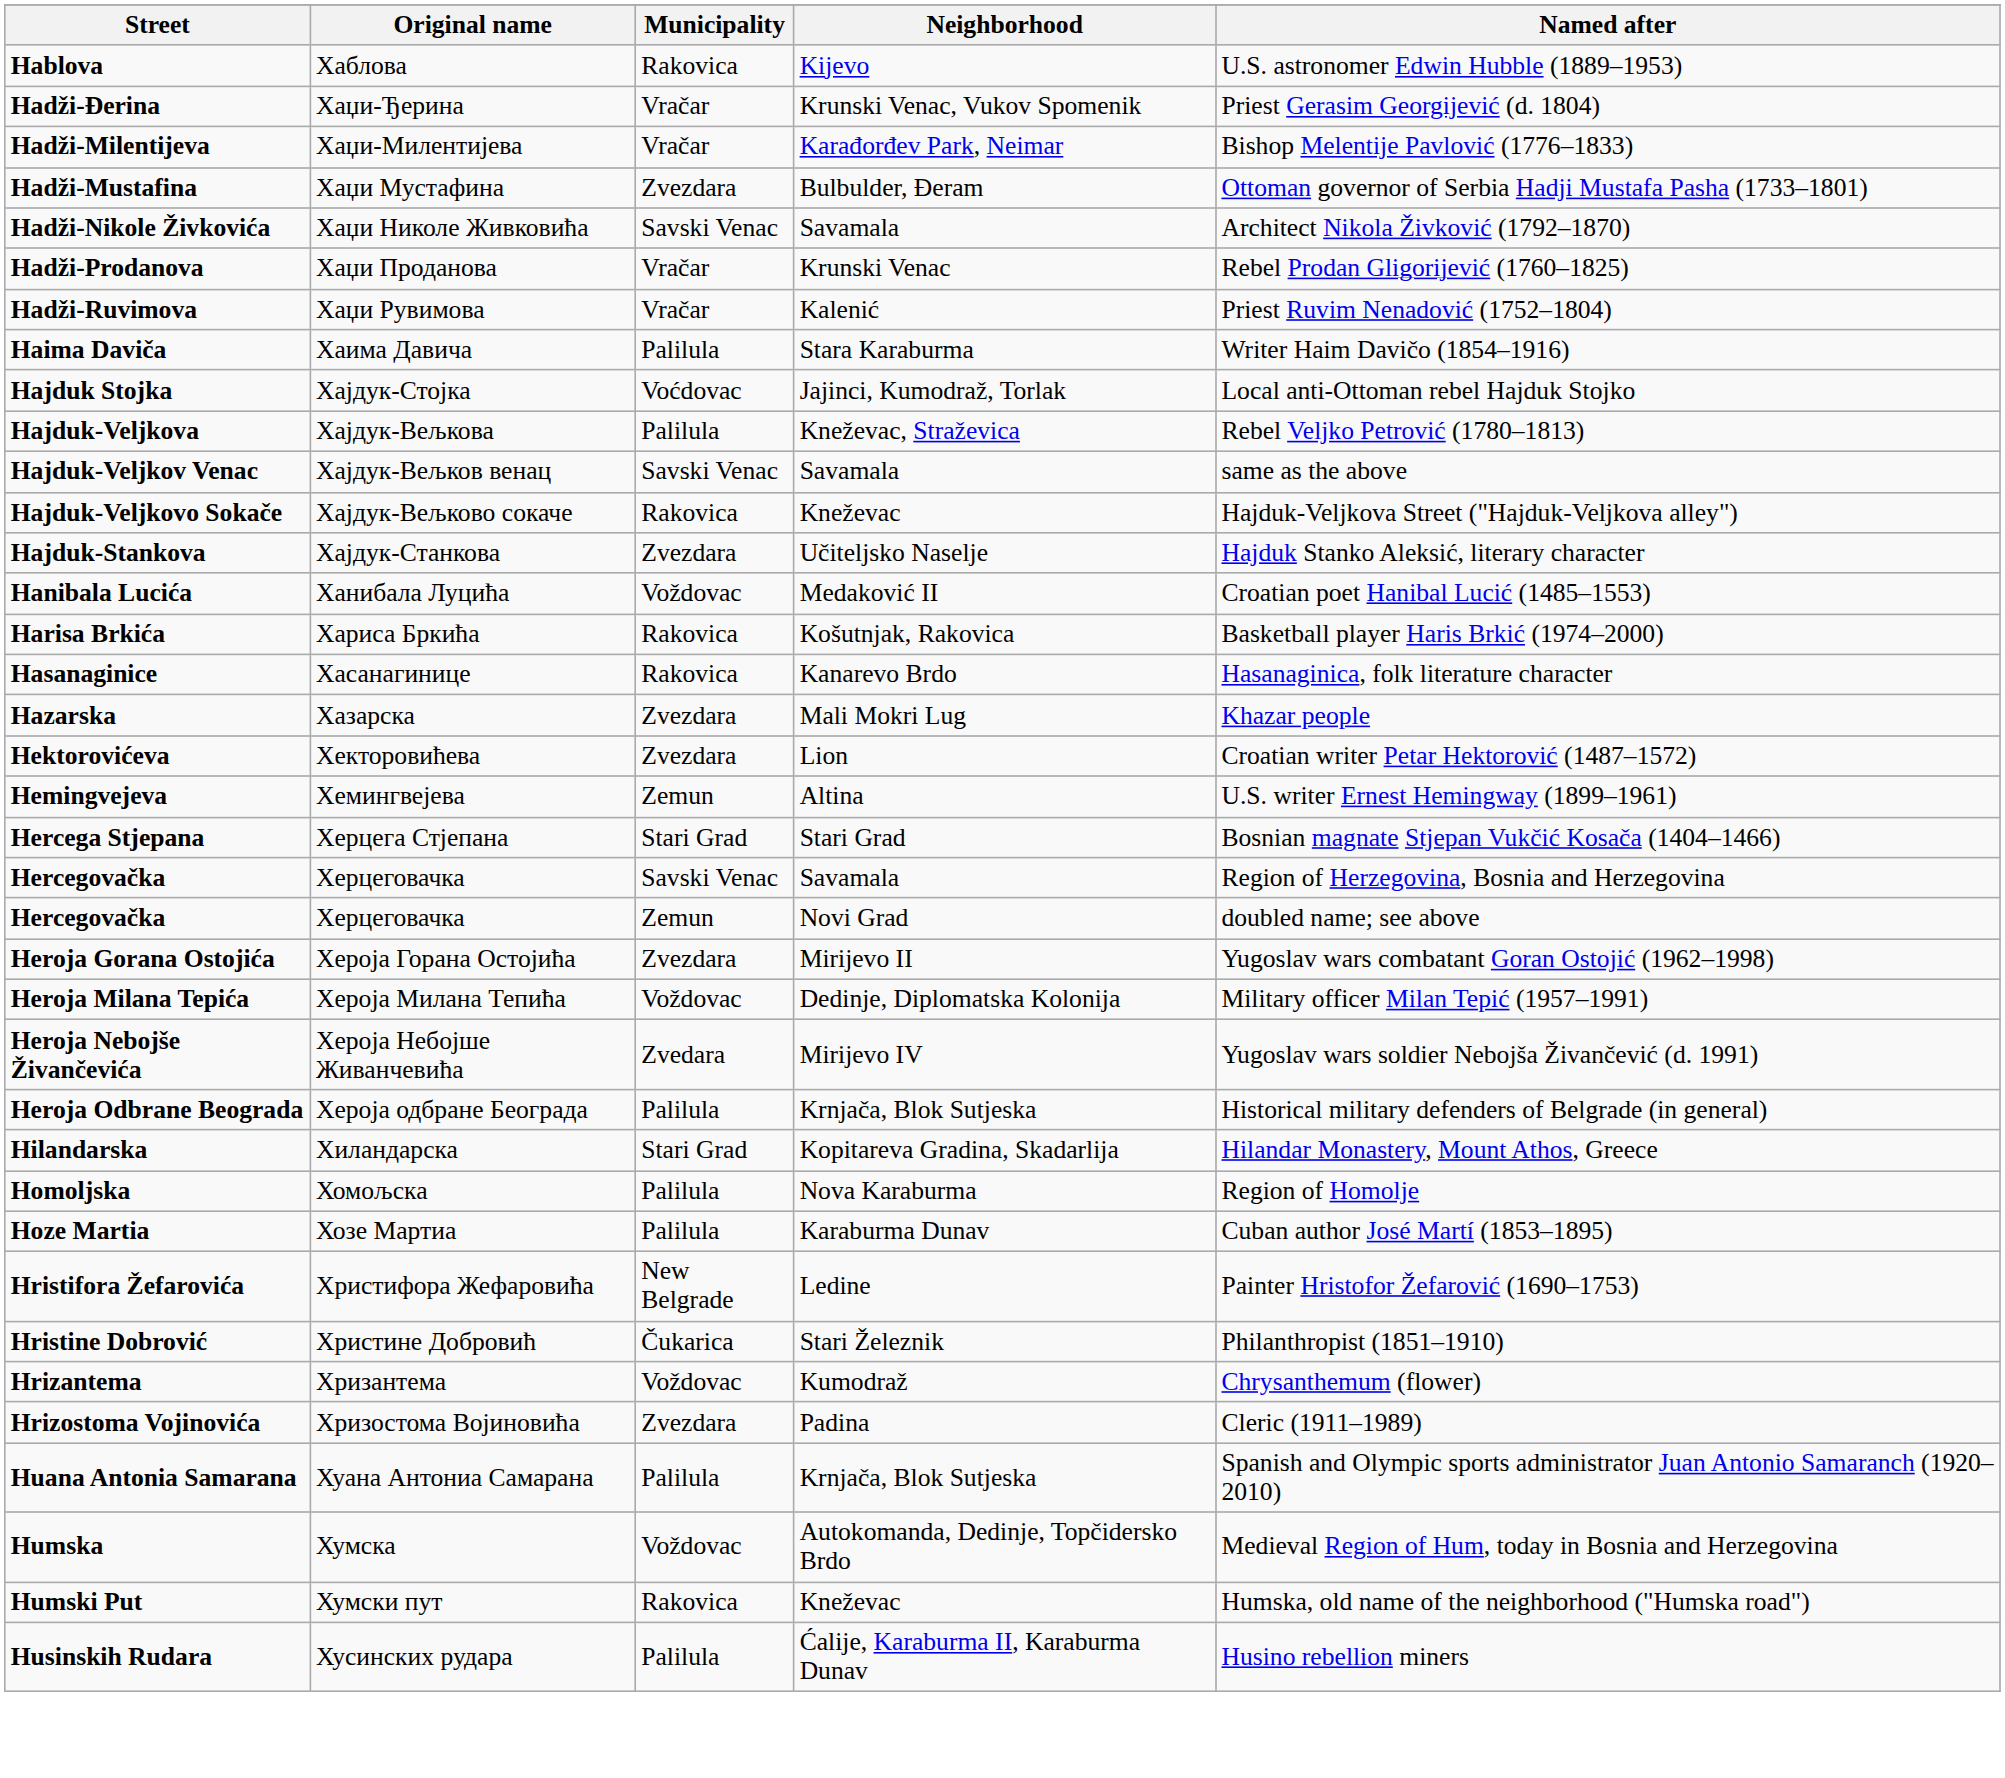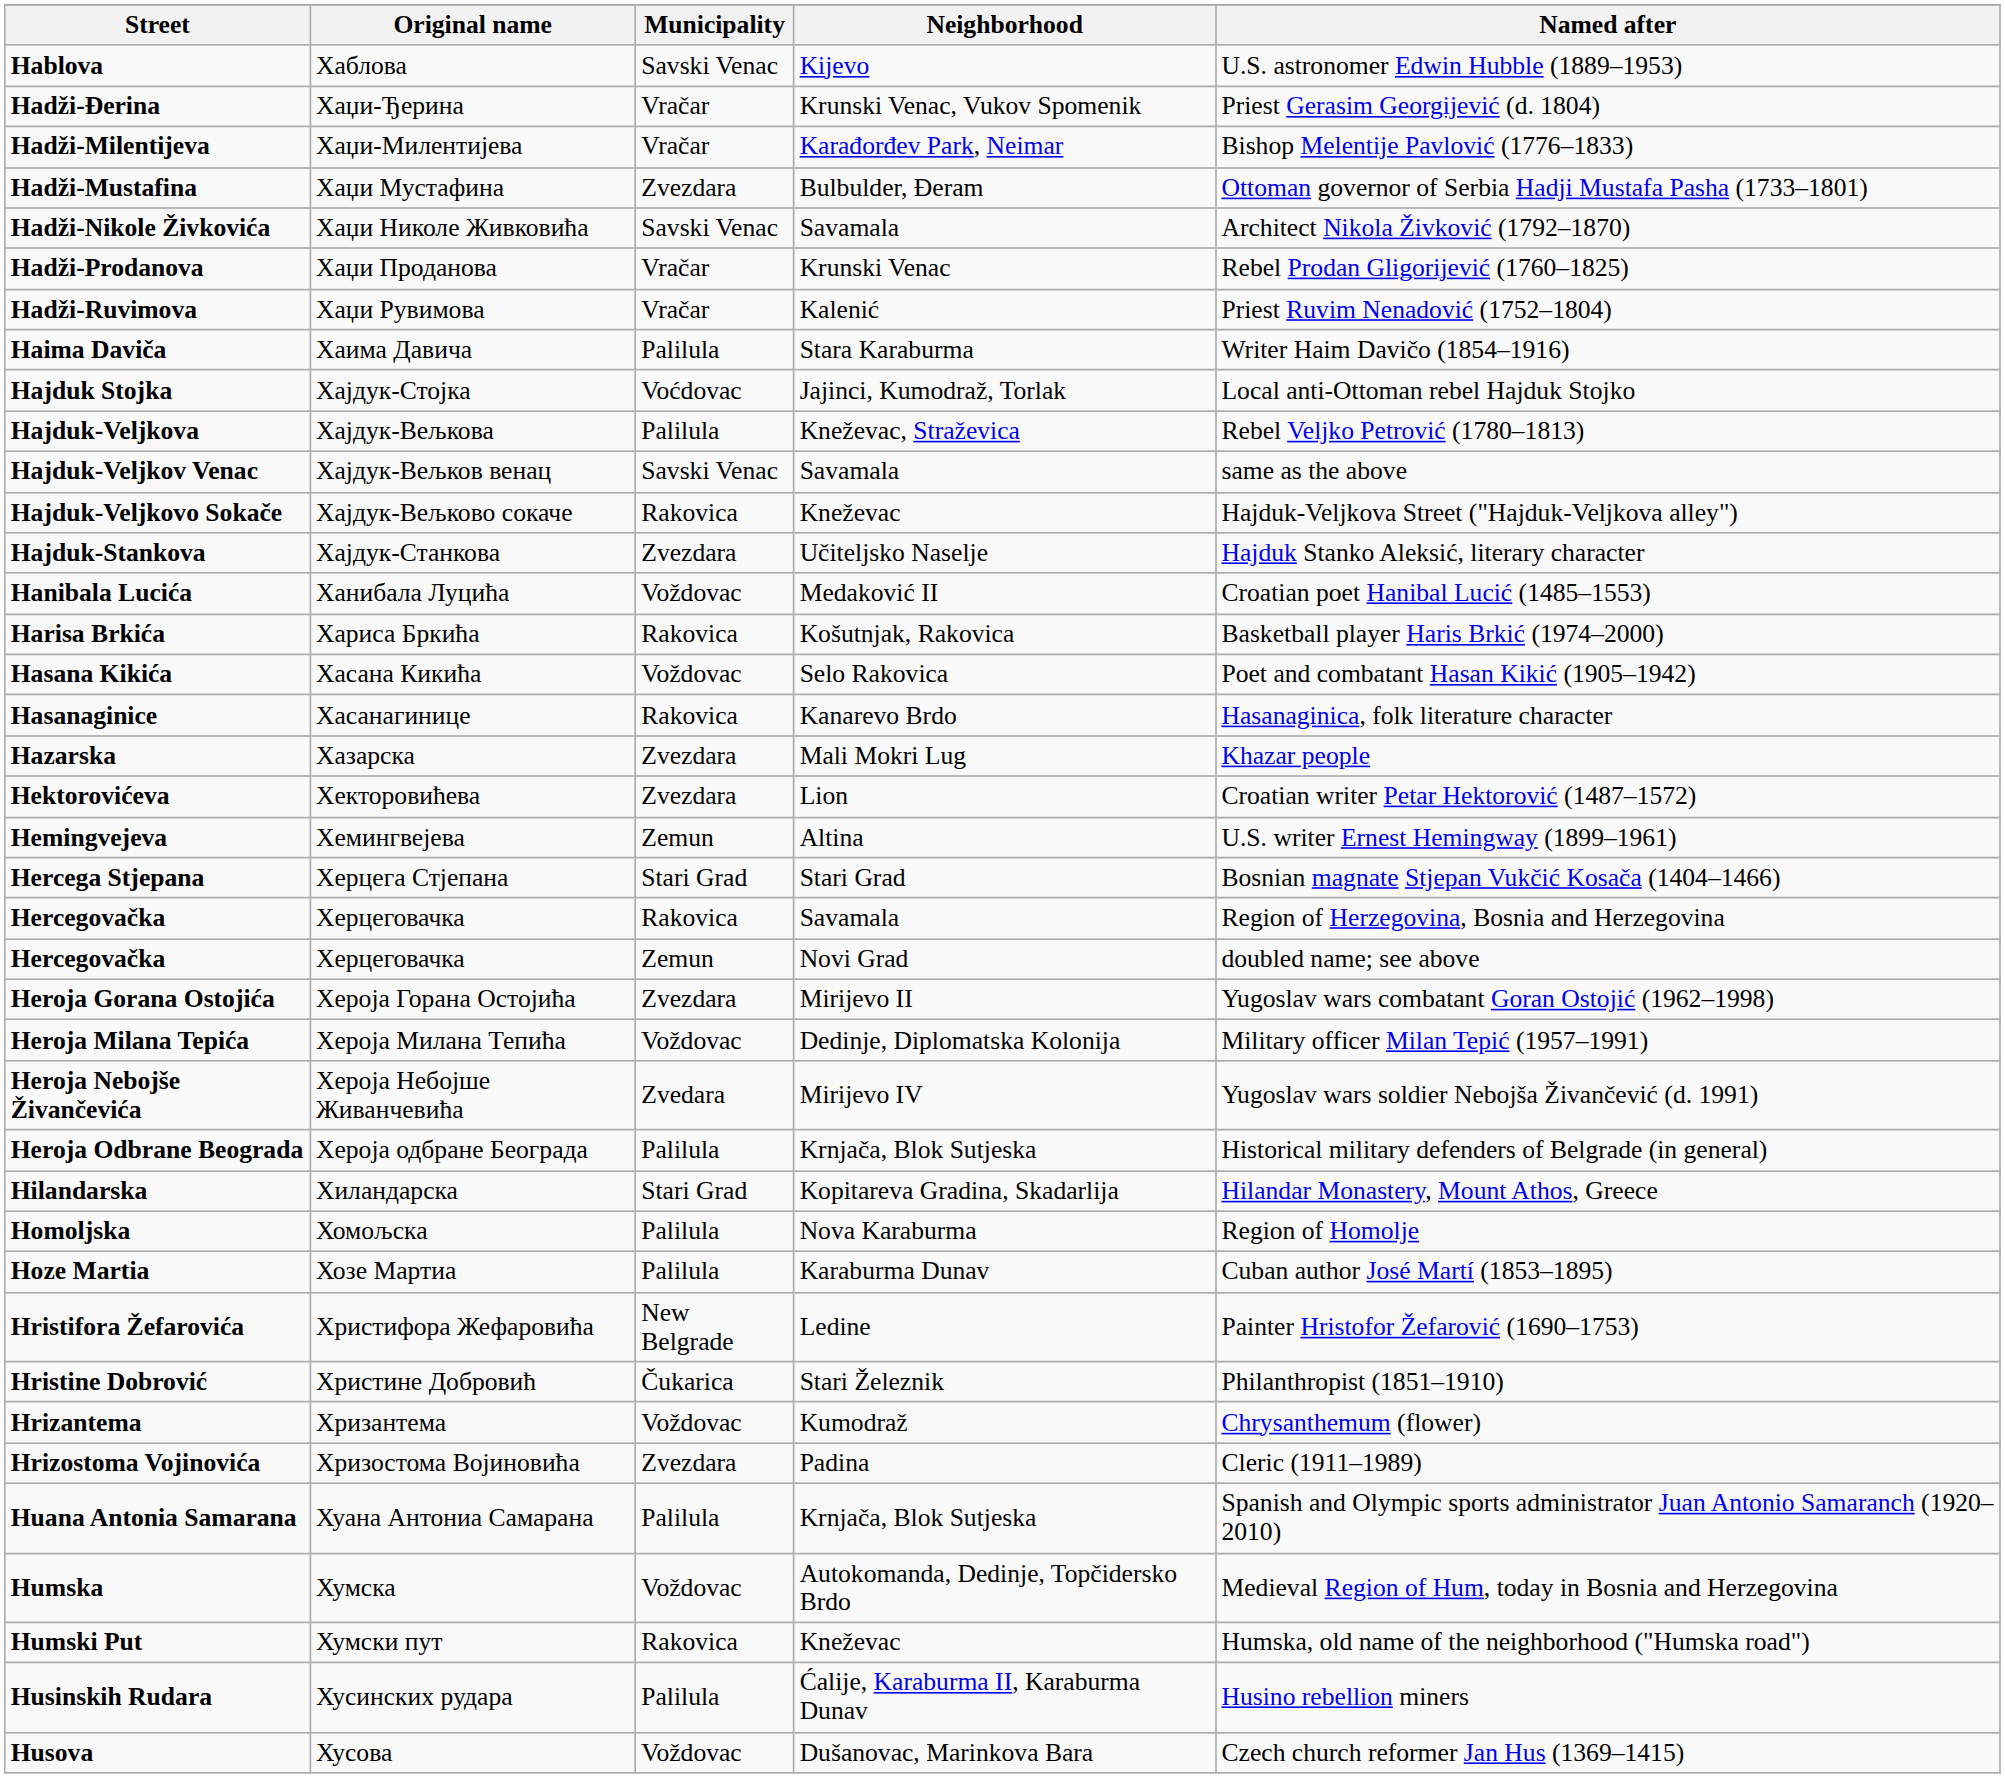(690, 65) Rakovica -> (710, 65) Savski Venac
+ row: (91, 674)
(710, 877) Savski Venac -> (690, 918) Rakovica
+ row: (52, 1752)
